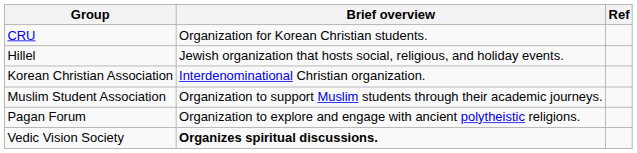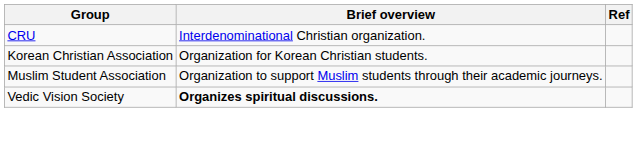(303, 35) Organization for Korean Christian students. -> (302, 35) Interdenominational Christian organization.
- row: (21, 55)
(302, 76) Interdenominational Christian organization. -> (303, 55) Organization for Korean Christian students.
- row: (47, 117)
